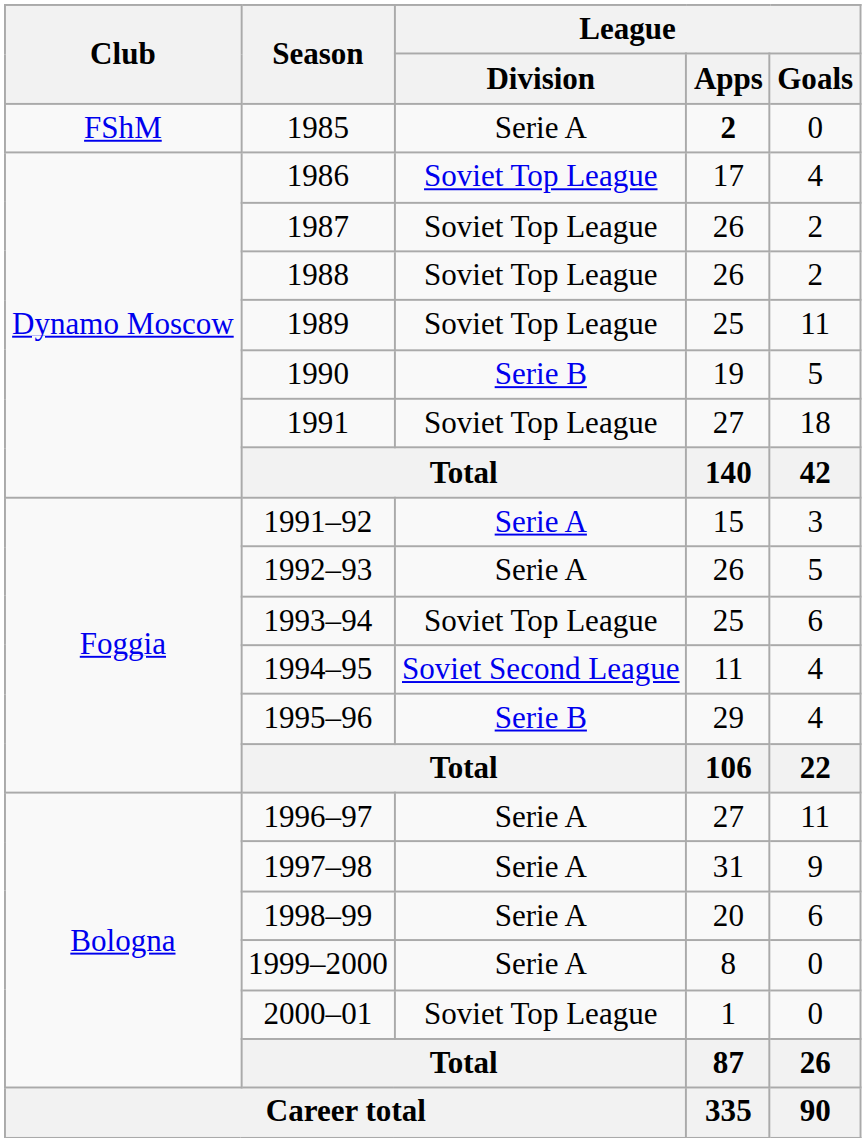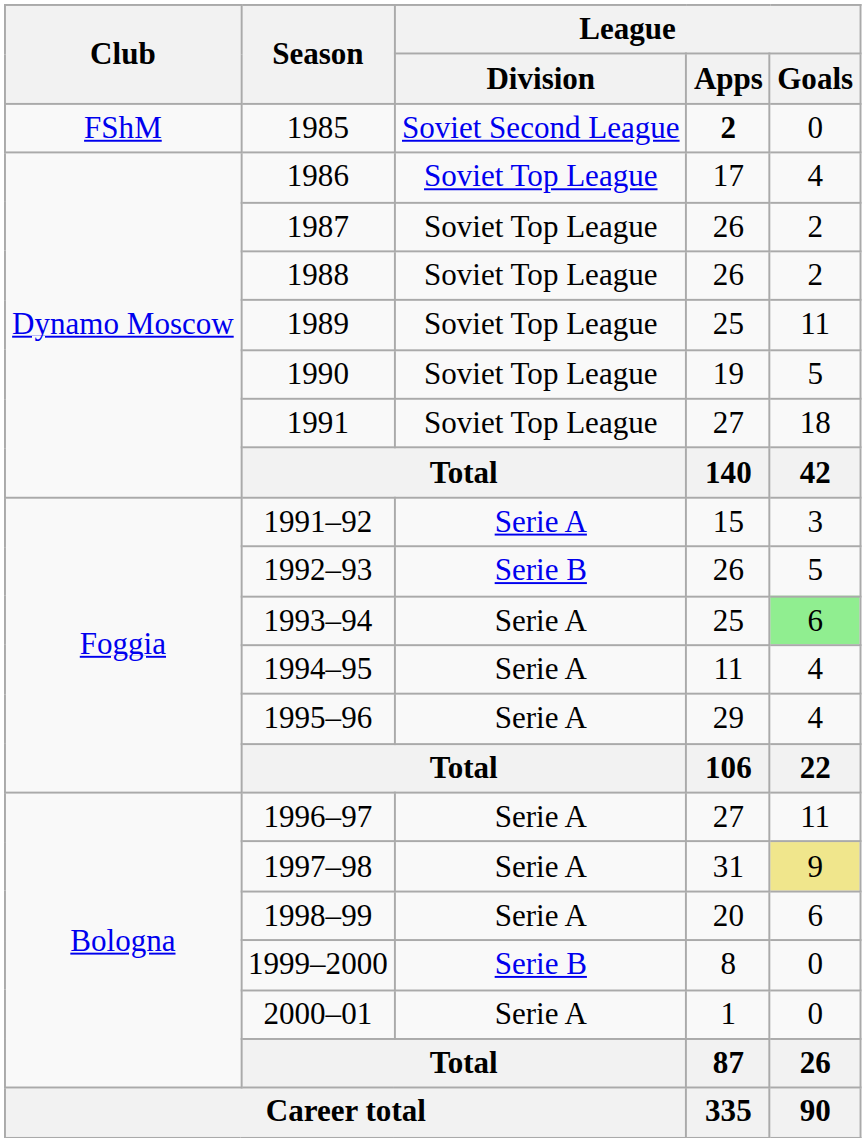(541, 127) Serie A -> (541, 127) Soviet Second League
(541, 373) Serie B -> (541, 373) Soviet Top League
(541, 570) Serie A -> (541, 570) Serie B
(541, 619) Soviet Top League -> (541, 619) Serie A
(815, 619) no background -> (815, 619) lightgreen background
(541, 669) Soviet Second League -> (541, 669) Serie A
(541, 718) Serie B -> (541, 718) Serie A
(815, 865) no background -> (815, 865) khaki background
(541, 964) Serie A -> (541, 964) Serie B
(541, 1013) Soviet Top League -> (541, 1013) Serie A
